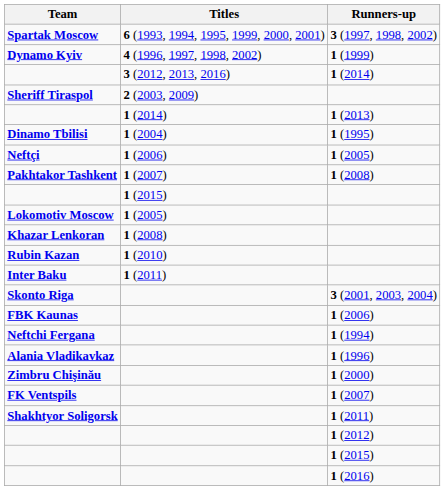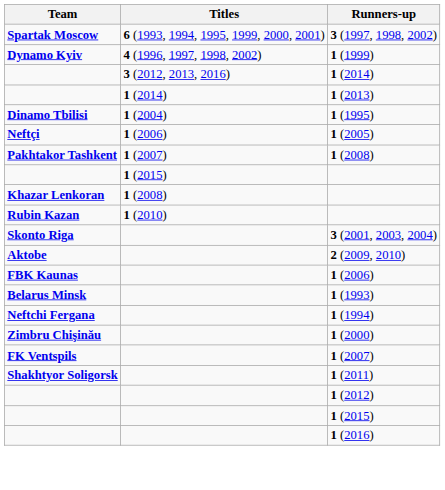- row: (50, 94)
- row: (60, 214)
- row: (37, 275)
+ row: (27, 255)
+ row: (47, 295)
- row: (61, 355)
